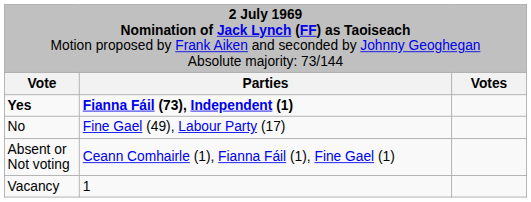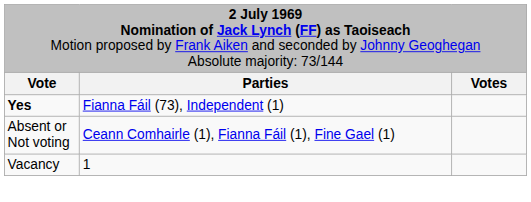(188, 105) bold -> (183, 105) normal
- row: (16, 127)
